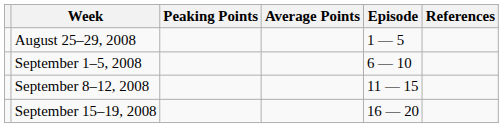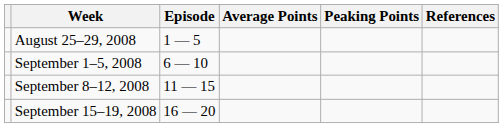columns swapped: (393, 16) <-> (211, 16)
